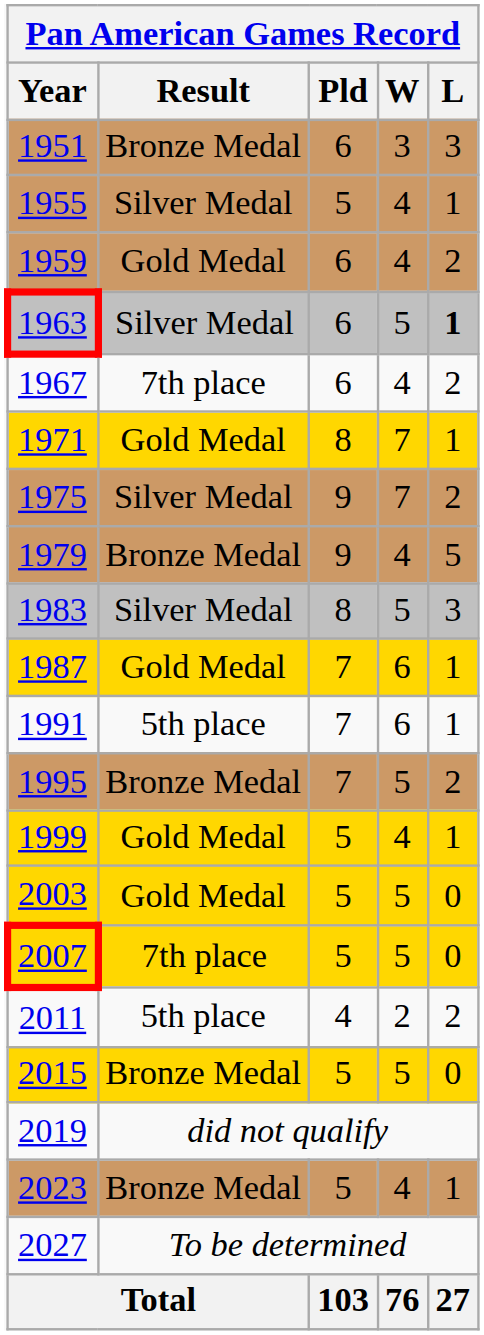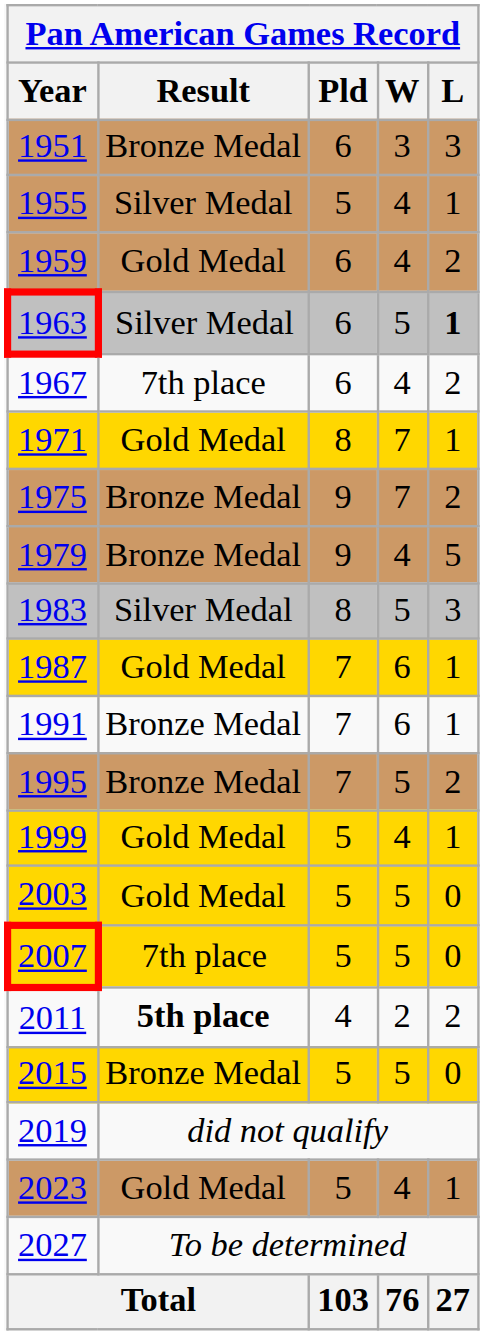(203, 496) Silver Medal -> (203, 496) Bronze Medal
(203, 723) 5th place -> (203, 723) Bronze Medal
(203, 1016) normal -> (203, 1016) bold
(203, 1187) Bronze Medal -> (203, 1187) Gold Medal
